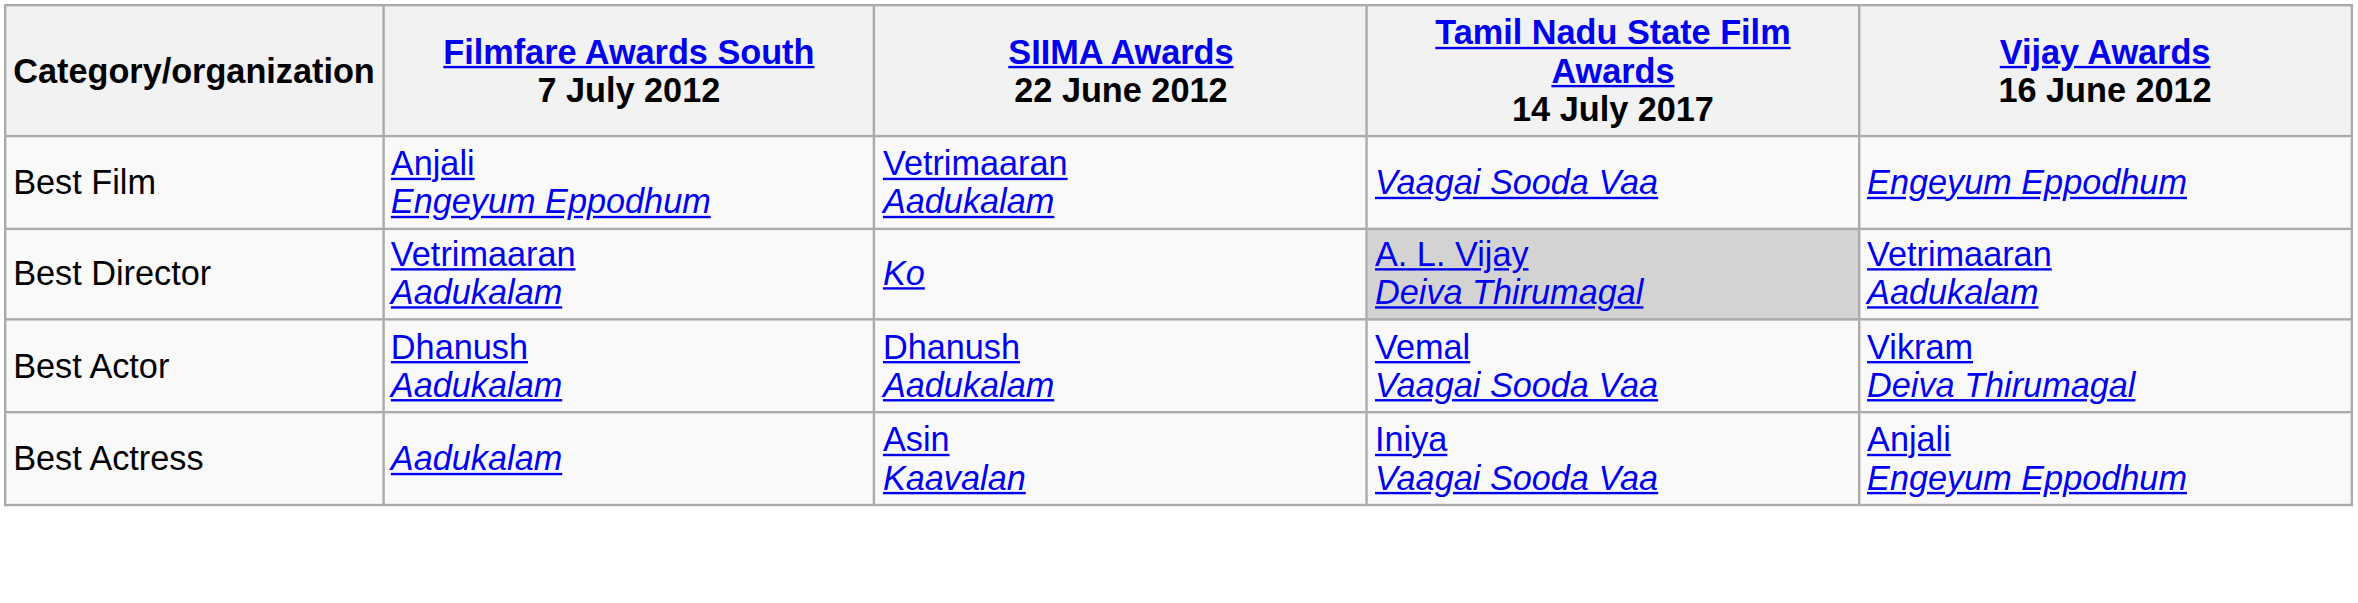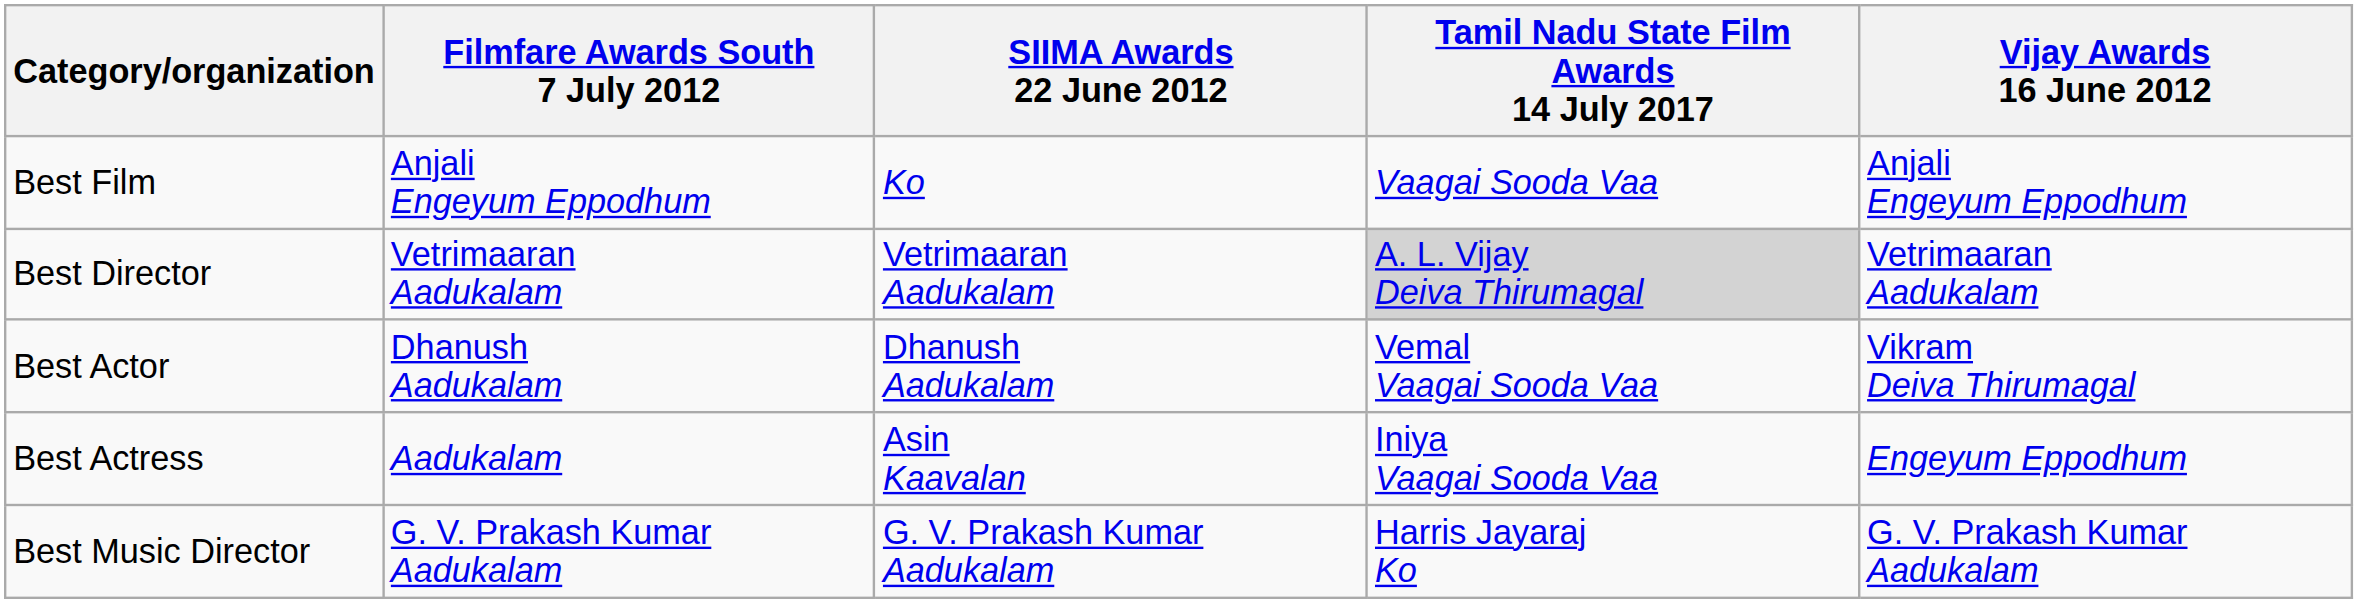(975, 182) Vetrimaaran Aadukalam -> (904, 182) Ko
(2027, 182) Engeyum Eppodhum -> (2027, 182) Anjali Engeyum Eppodhum
(904, 274) Ko -> (975, 274) Vetrimaaran Aadukalam
(2027, 459) Anjali Engeyum Eppodhum -> (2027, 459) Engeyum Eppodhum
+ row: (162, 551)
